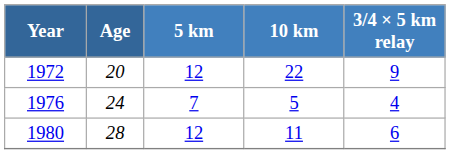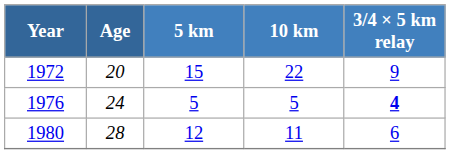(194, 72) 12 -> (194, 72) 15
(194, 103) 7 -> (194, 103) 5
(395, 103) normal -> (395, 103) bold
